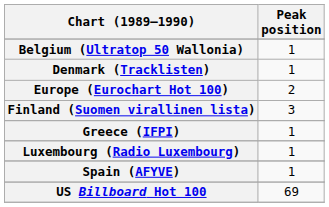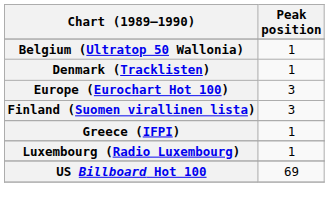(291, 90) 2 -> (291, 90) 3
- row: (131, 171)
